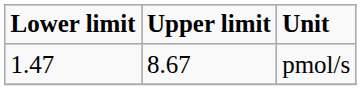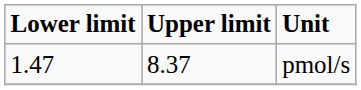(169, 63) 8.67 -> (169, 63) 8.37
